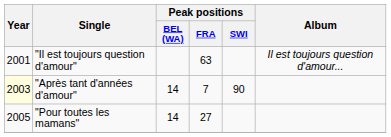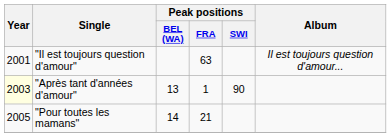(173, 89) 14 -> (173, 89) 13
(206, 89) 7 -> (206, 89) 1
(206, 118) 27 -> (206, 118) 21
